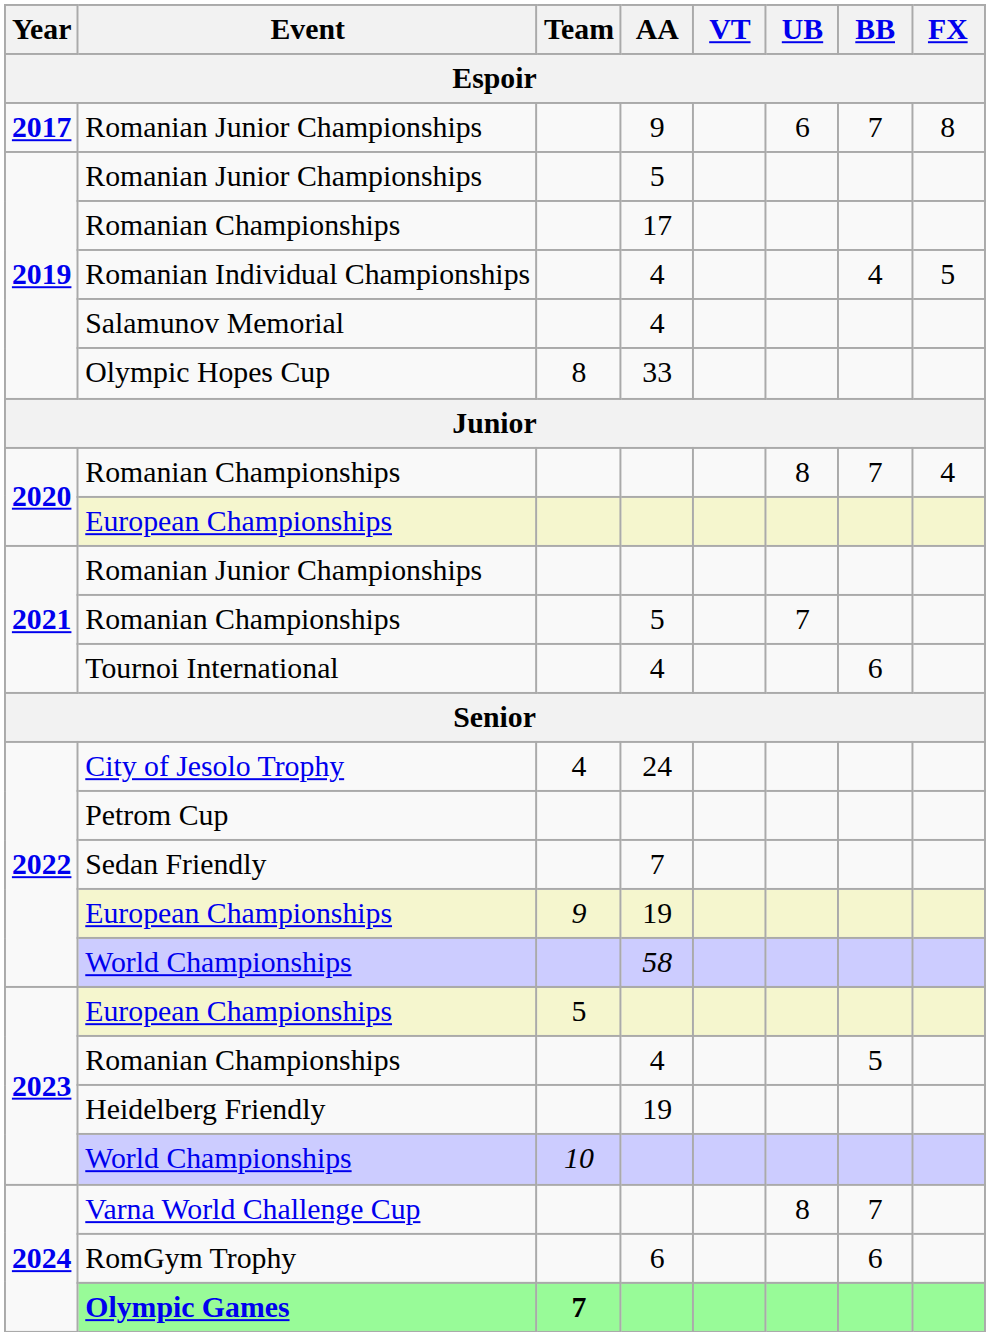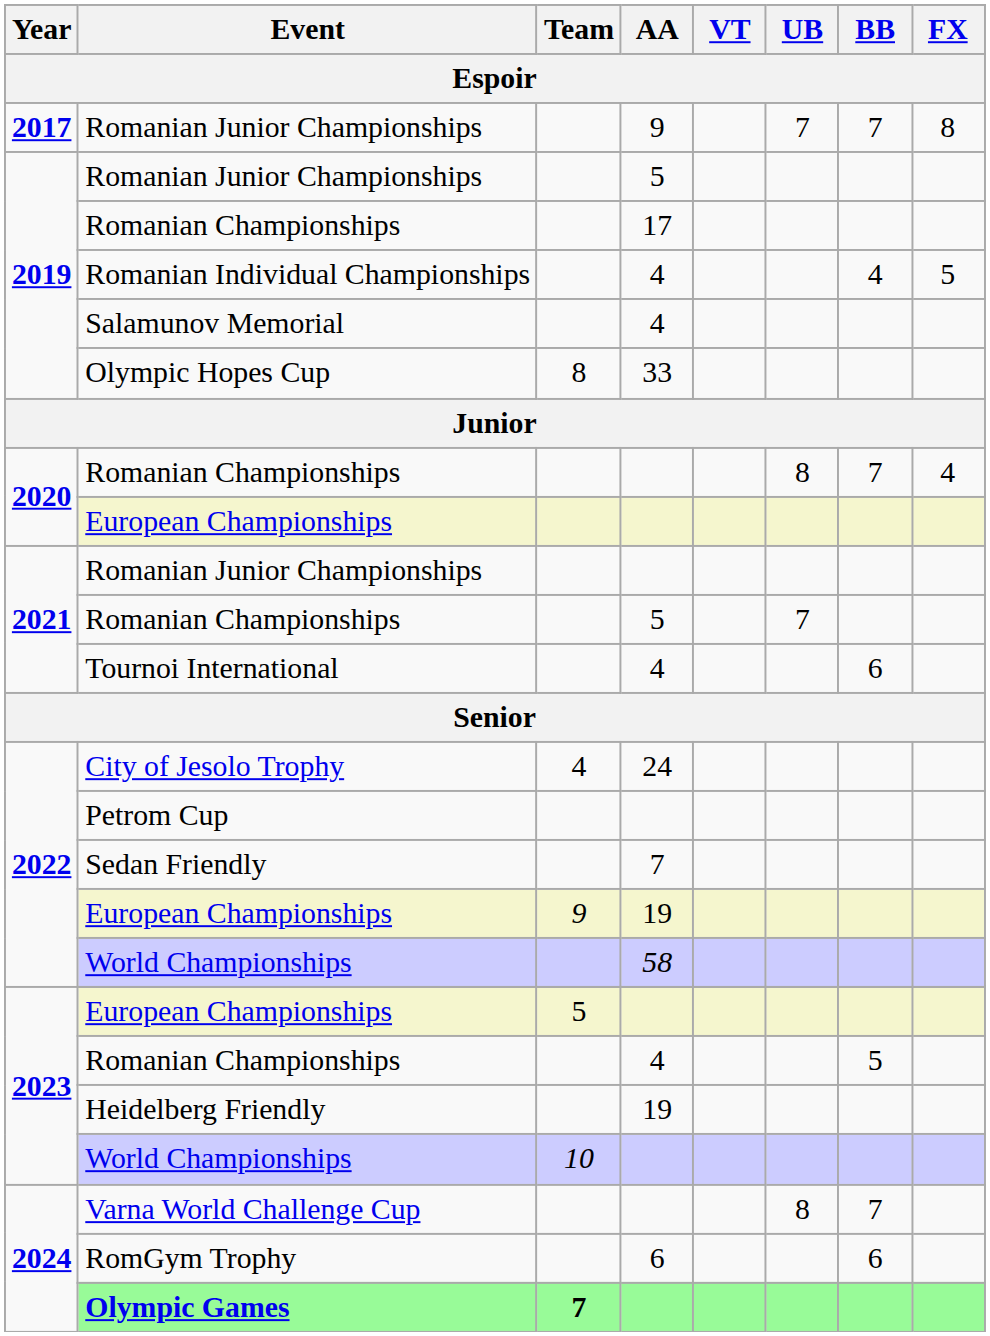(803, 127) 6 -> (803, 127) 7
